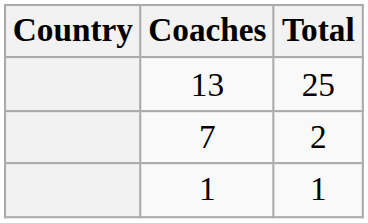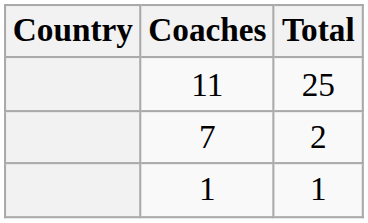(207, 83) 13 -> (207, 83) 11
